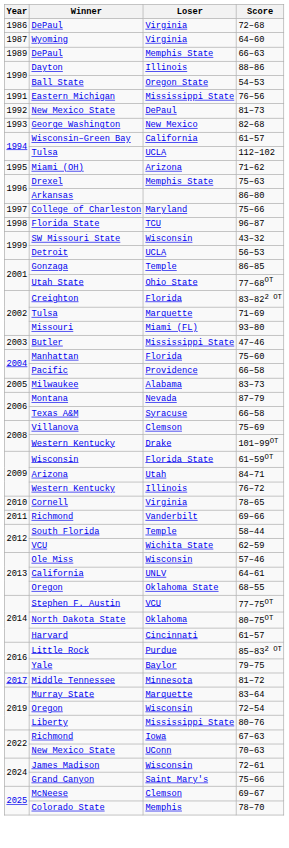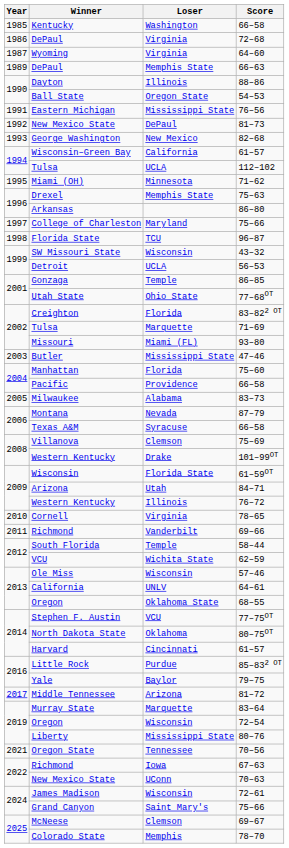+ row: (52, 26)
(164, 168) Arizona -> (169, 182) Minnesota
(169, 680) Minnesota -> (164, 694) Arizona
+ row: (63, 751)
